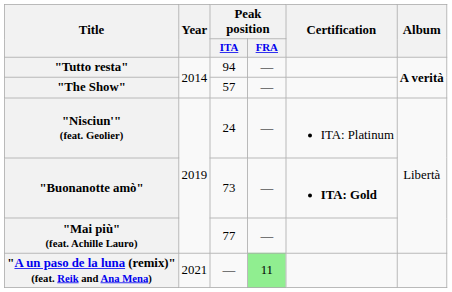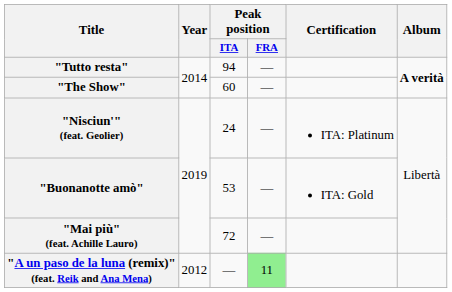(229, 87) 57 -> (229, 87) 60
(229, 188) 73 -> (229, 188) 53
(341, 195) bold -> (341, 195) normal
(229, 235) 77 -> (229, 235) 72
(194, 270) 2021 -> (194, 270) 2012
